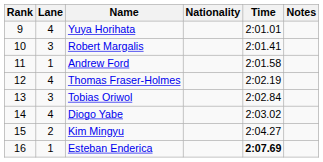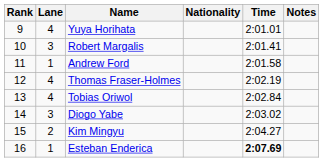(50, 98) 3 -> (50, 98) 4
(50, 115) 4 -> (50, 115) 3
